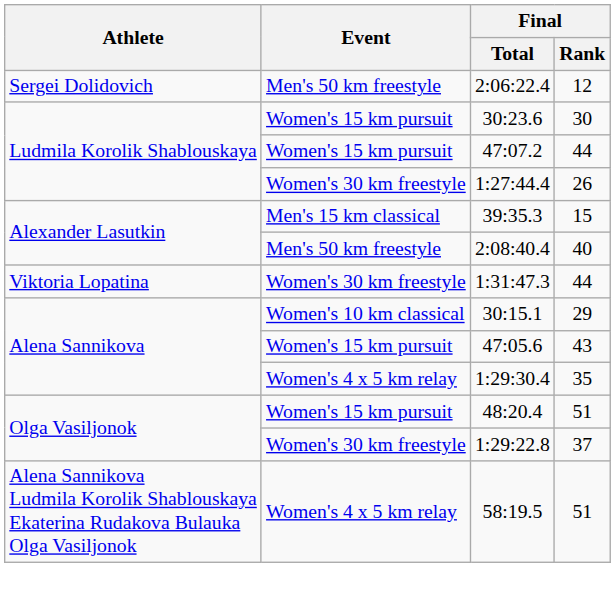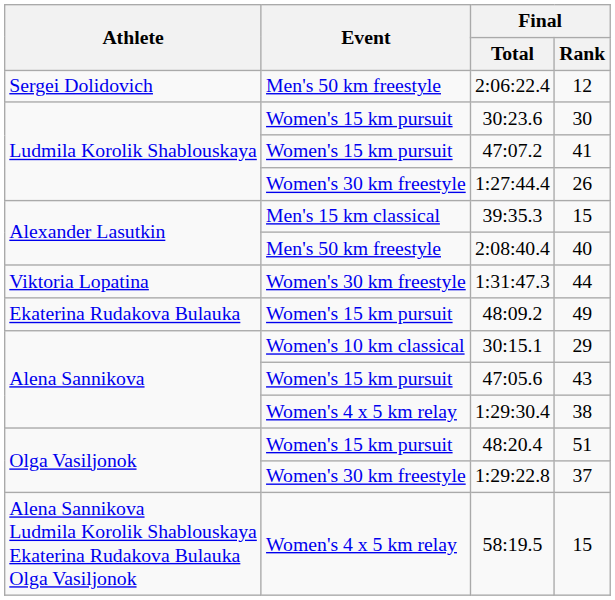(582, 151) 44 -> (582, 151) 41
+ row: (512, 313)
(582, 379) 35 -> (582, 411) 38
(582, 511) 51 -> (582, 544) 15
